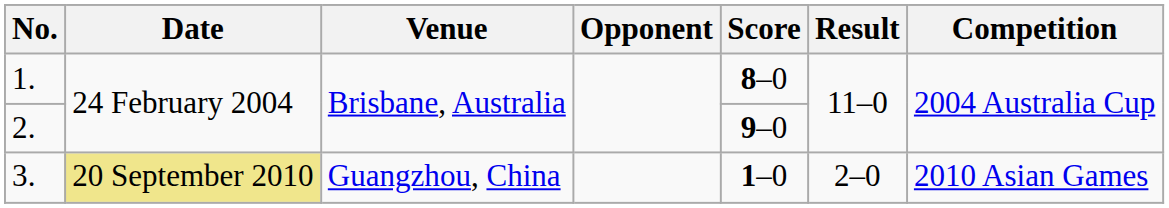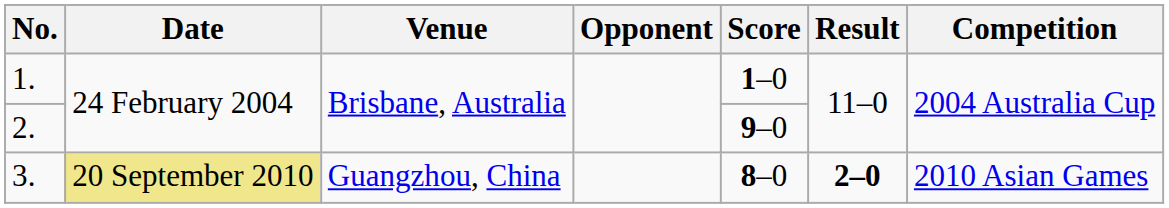(764, 78) 8–0 -> (764, 78) 1–0
(764, 176) 1–0 -> (764, 176) 8–0
(857, 176) normal -> (857, 176) bold
